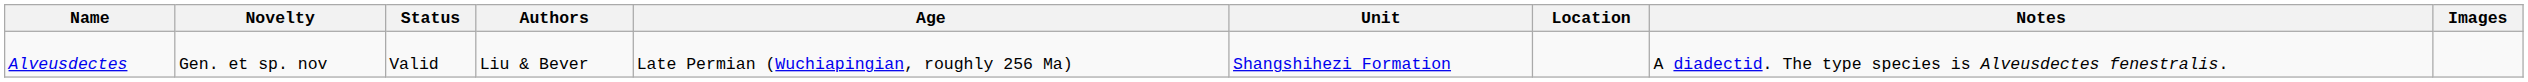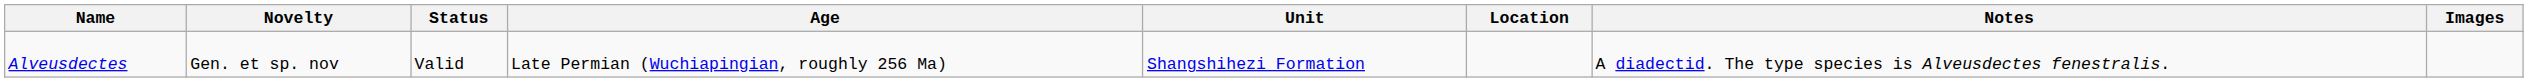- column: (554, 18)
